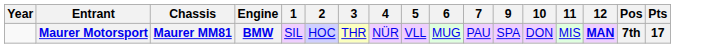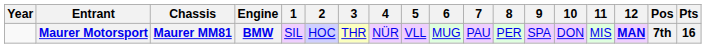+ column: (509, 14)
(658, 33) 17 -> (689, 33) 16
